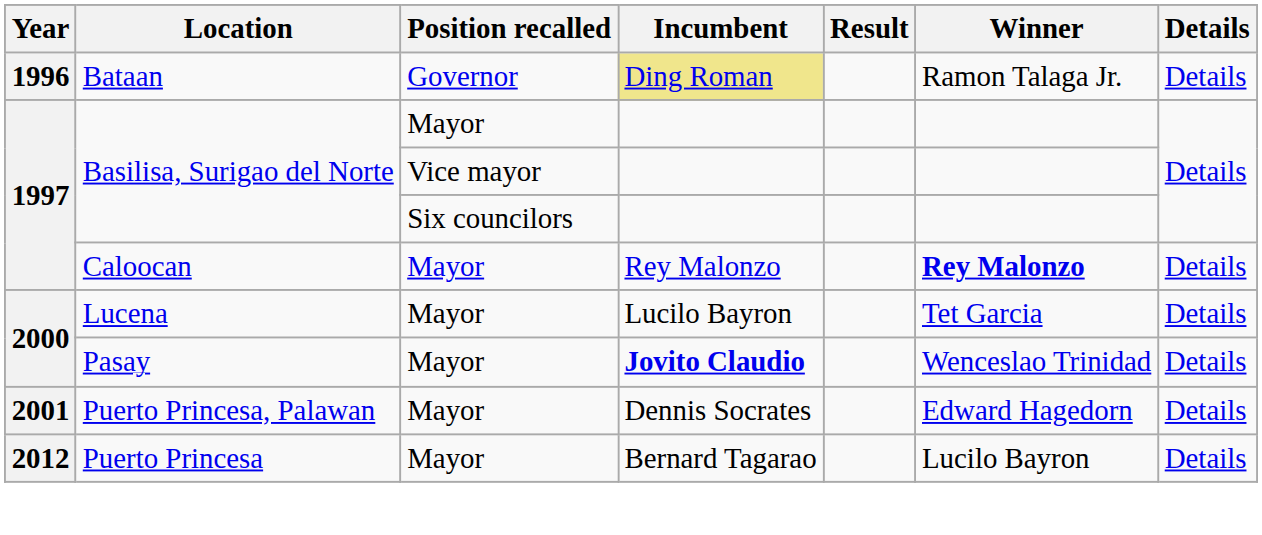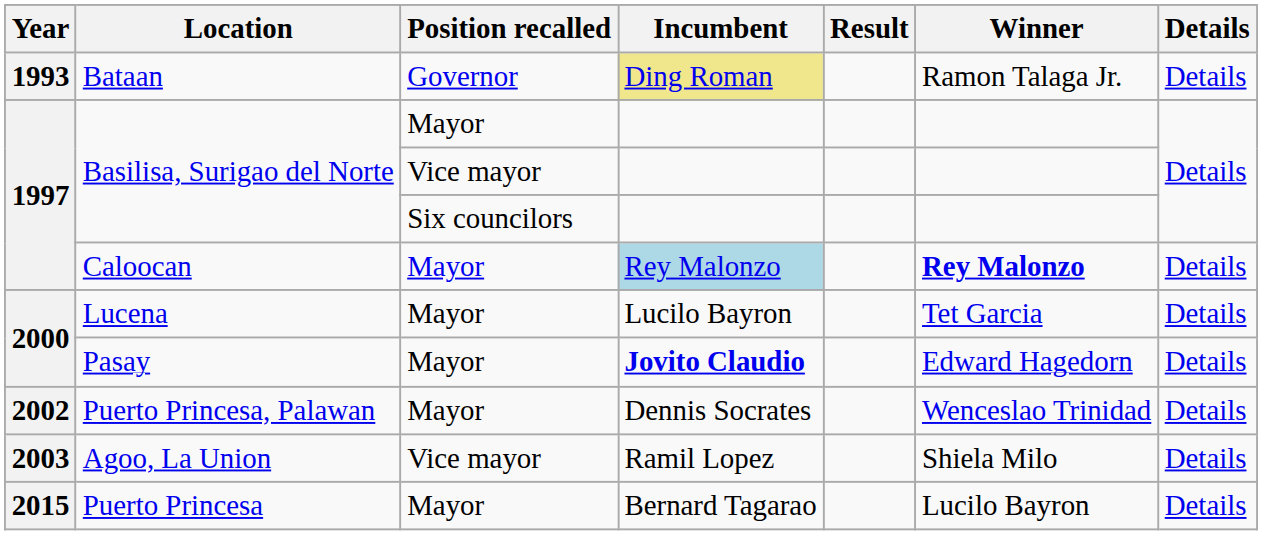(41, 76) 1996 -> (41, 76) 1993
(703, 266) no background -> (703, 266) lightblue background
(1037, 361) Wenceslao Trinidad -> (1027, 361) Edward Hagedorn
(41, 409) 2001 -> (41, 409) 2002
(1027, 409) Edward Hagedorn -> (1037, 409) Wenceslao Trinidad
+ row: (177, 457)
(41, 457) 2012 -> (41, 504) 2015
